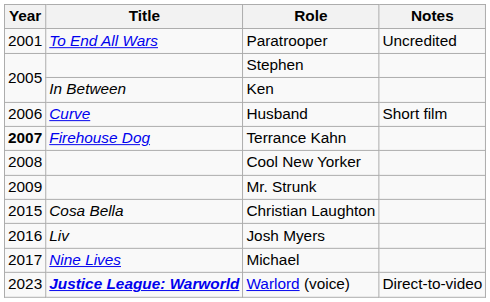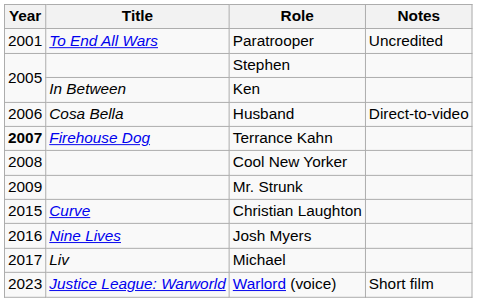(70, 114) Curve -> (86, 114) Cosa Bella
(415, 114) Short film -> (419, 114) Direct-to-video
(86, 211) Cosa Bella -> (70, 211) Curve
(59, 235) Liv -> (85, 235) Nine Lives
(85, 260) Nine Lives -> (59, 260) Liv
(144, 284) bold -> (137, 284) normal
(432, 284) Direct-to-video -> (401, 284) Short film
